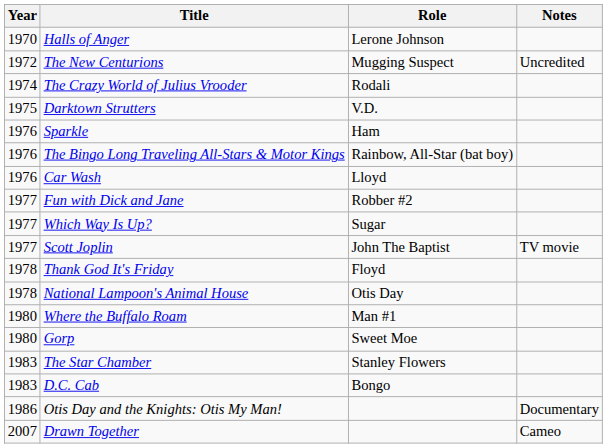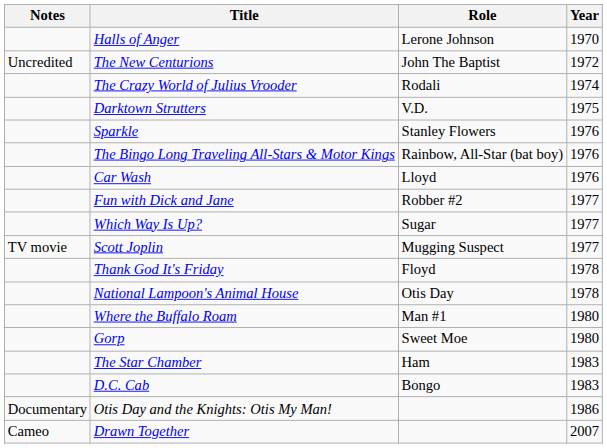columns swapped: (22, 16) <-> (559, 16)
(403, 62) Mugging Suspect -> (451, 62) John The Baptist
(366, 131) Ham -> (449, 131) Stanley Flowers
(401, 246) John The Baptist -> (453, 246) Mugging Suspect
(399, 362) Stanley Flowers -> (416, 362) Ham
